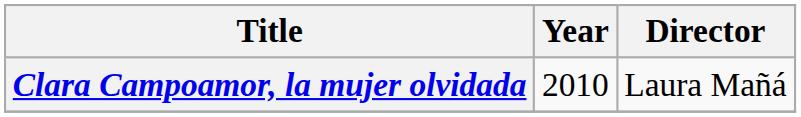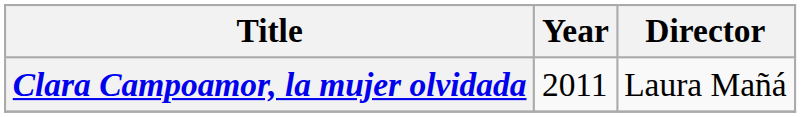(575, 84) 2010 -> (575, 84) 2011
